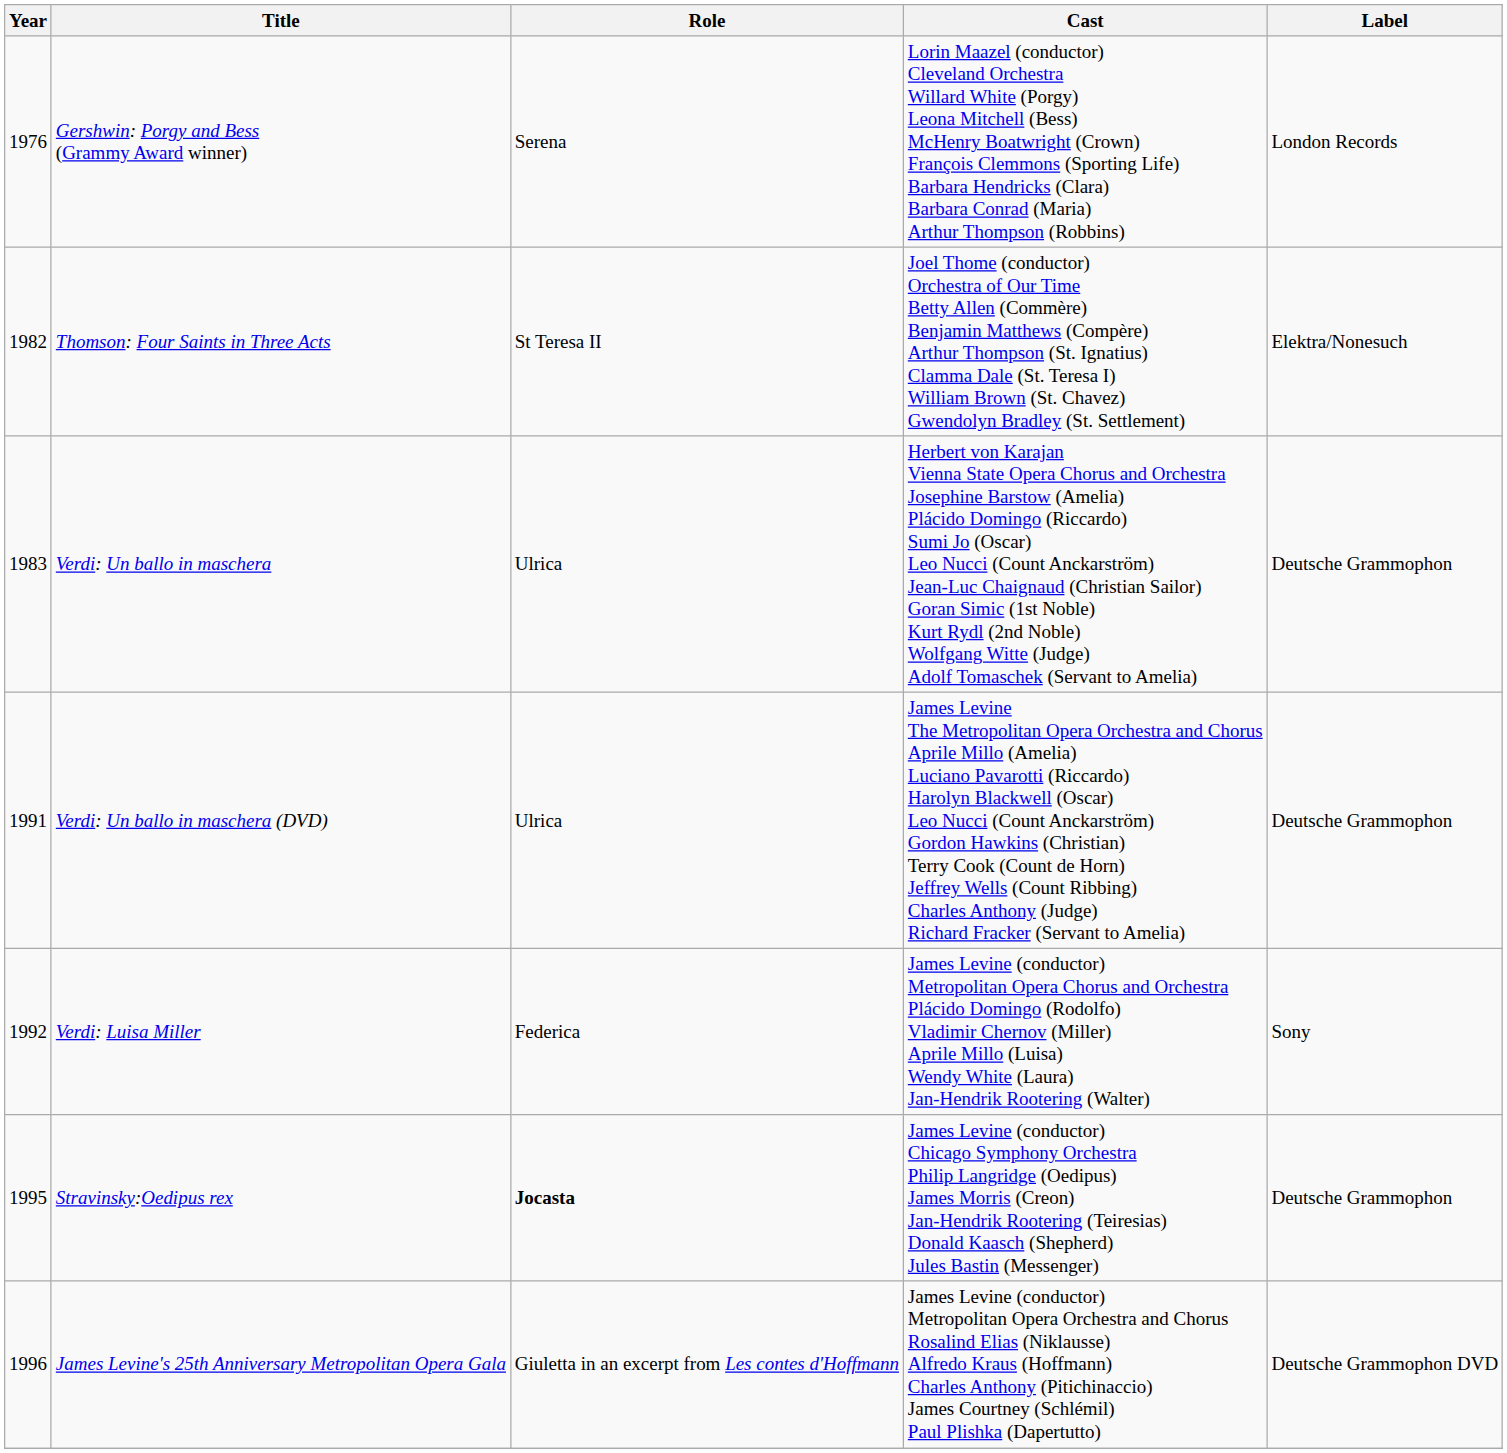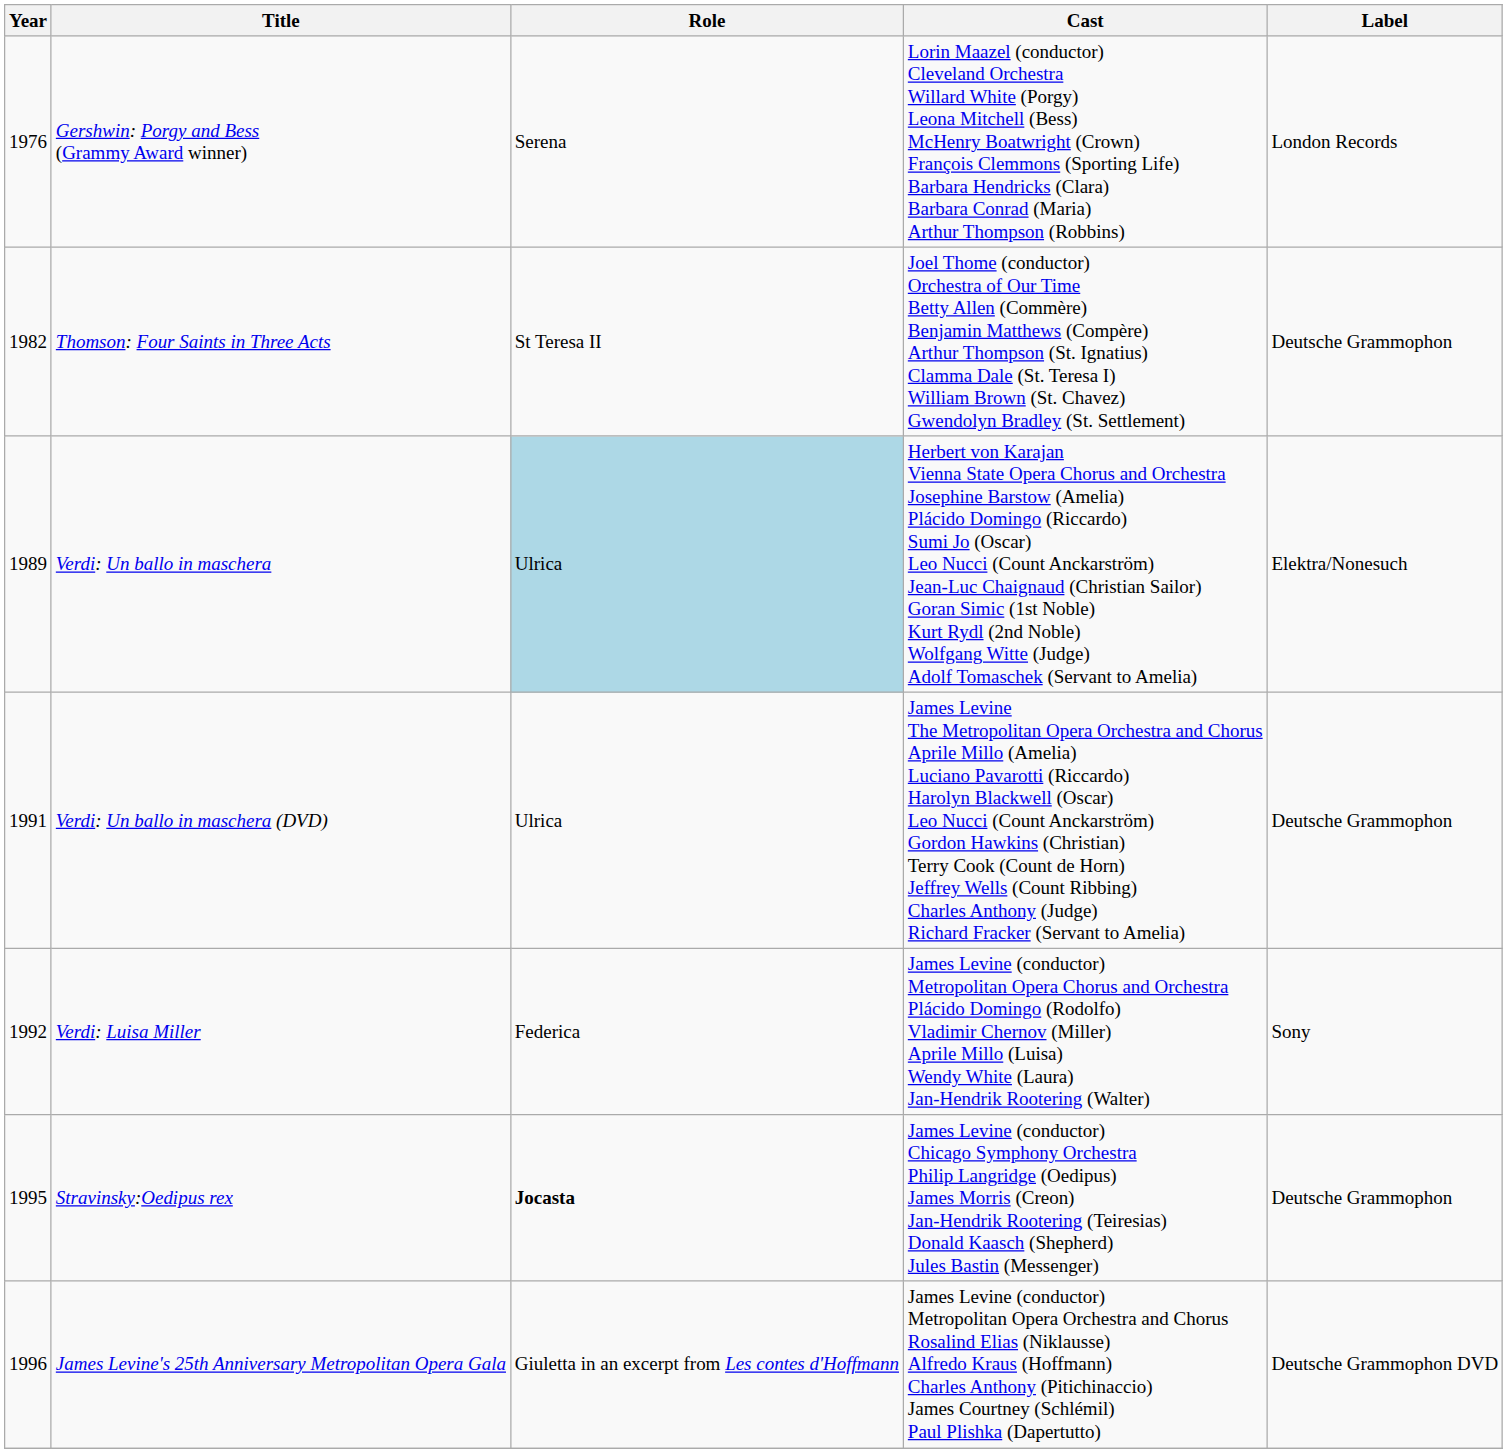(1339, 341) Elektra/Nonesuch -> (1362, 341) Deutsche Grammophon
(28, 564) 1983 -> (28, 564) 1989
(539, 564) no background -> (539, 564) lightblue background
(1362, 564) Deutsche Grammophon -> (1339, 564) Elektra/Nonesuch
